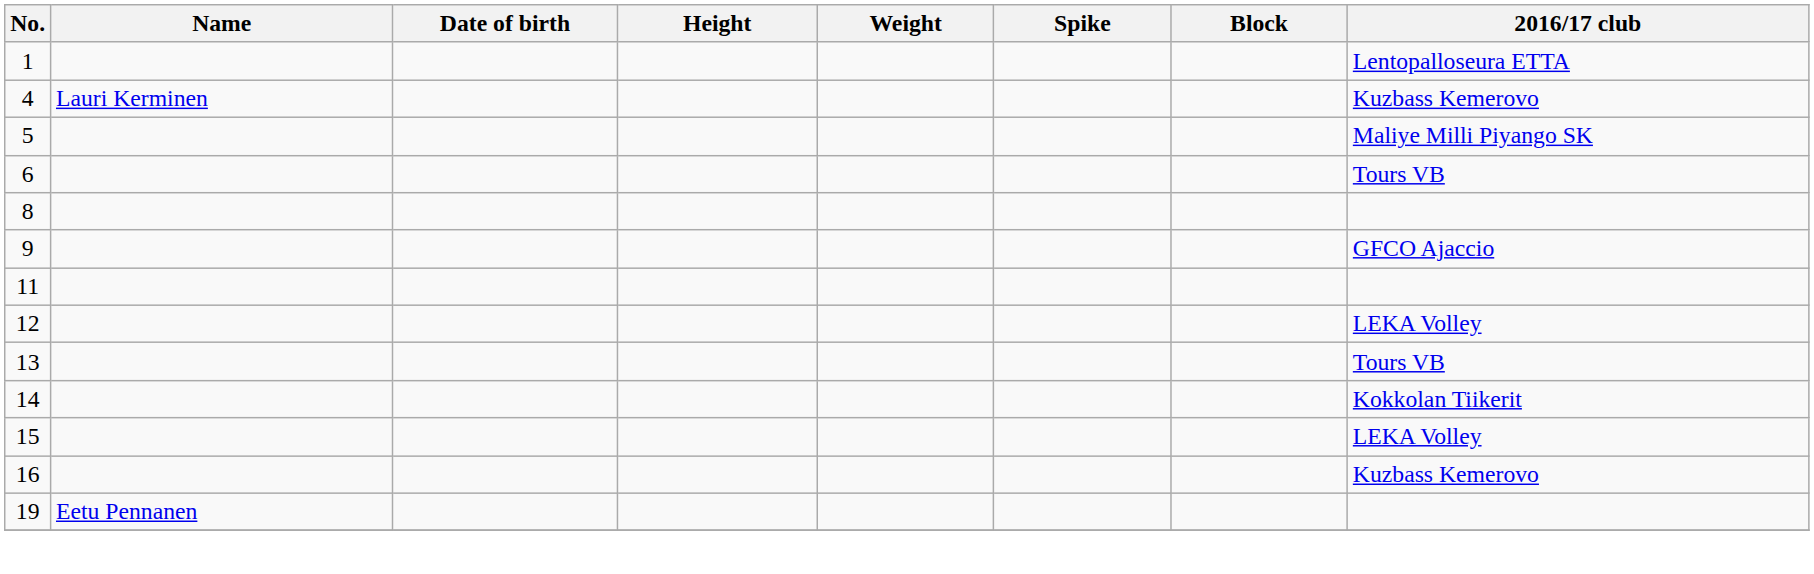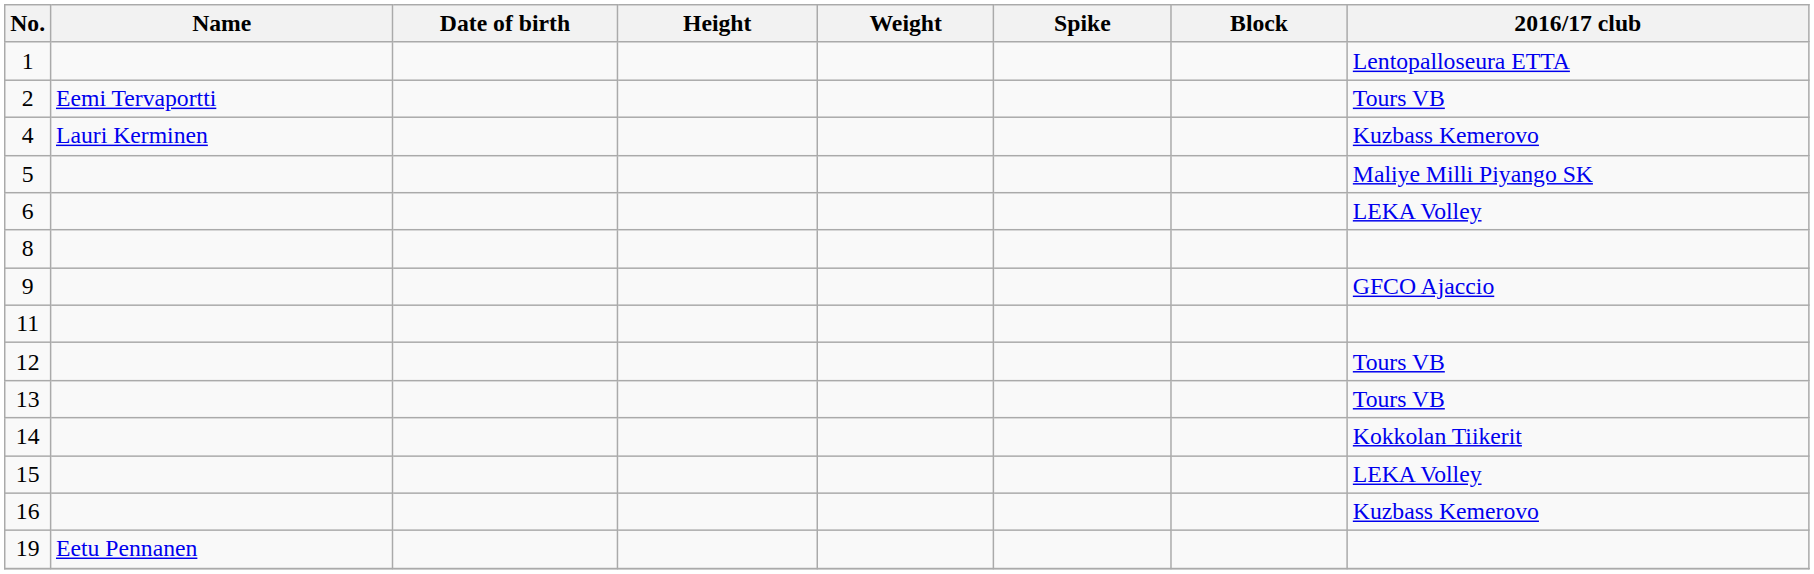+ row: (28, 98)
(1399, 173) Tours VB -> (1417, 211) LEKA Volley
(1417, 323) LEKA Volley -> (1399, 361) Tours VB
